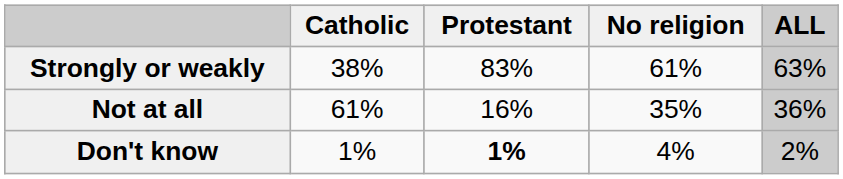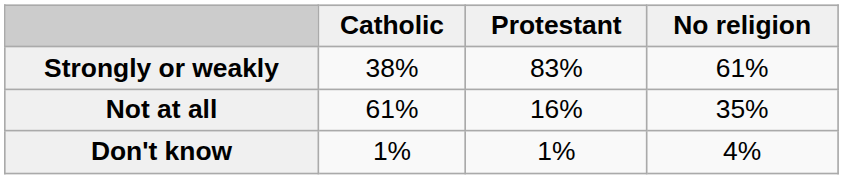- column: (800, 25)
(507, 151) bold -> (556, 151) normal
